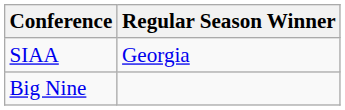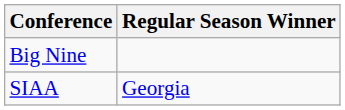rows swapped: (48, 88) <-> (34, 54)
